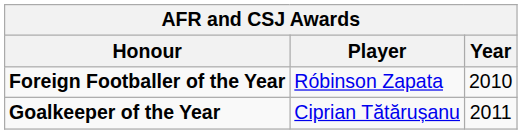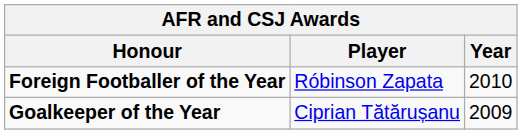(491, 112) 2011 -> (491, 112) 2009
